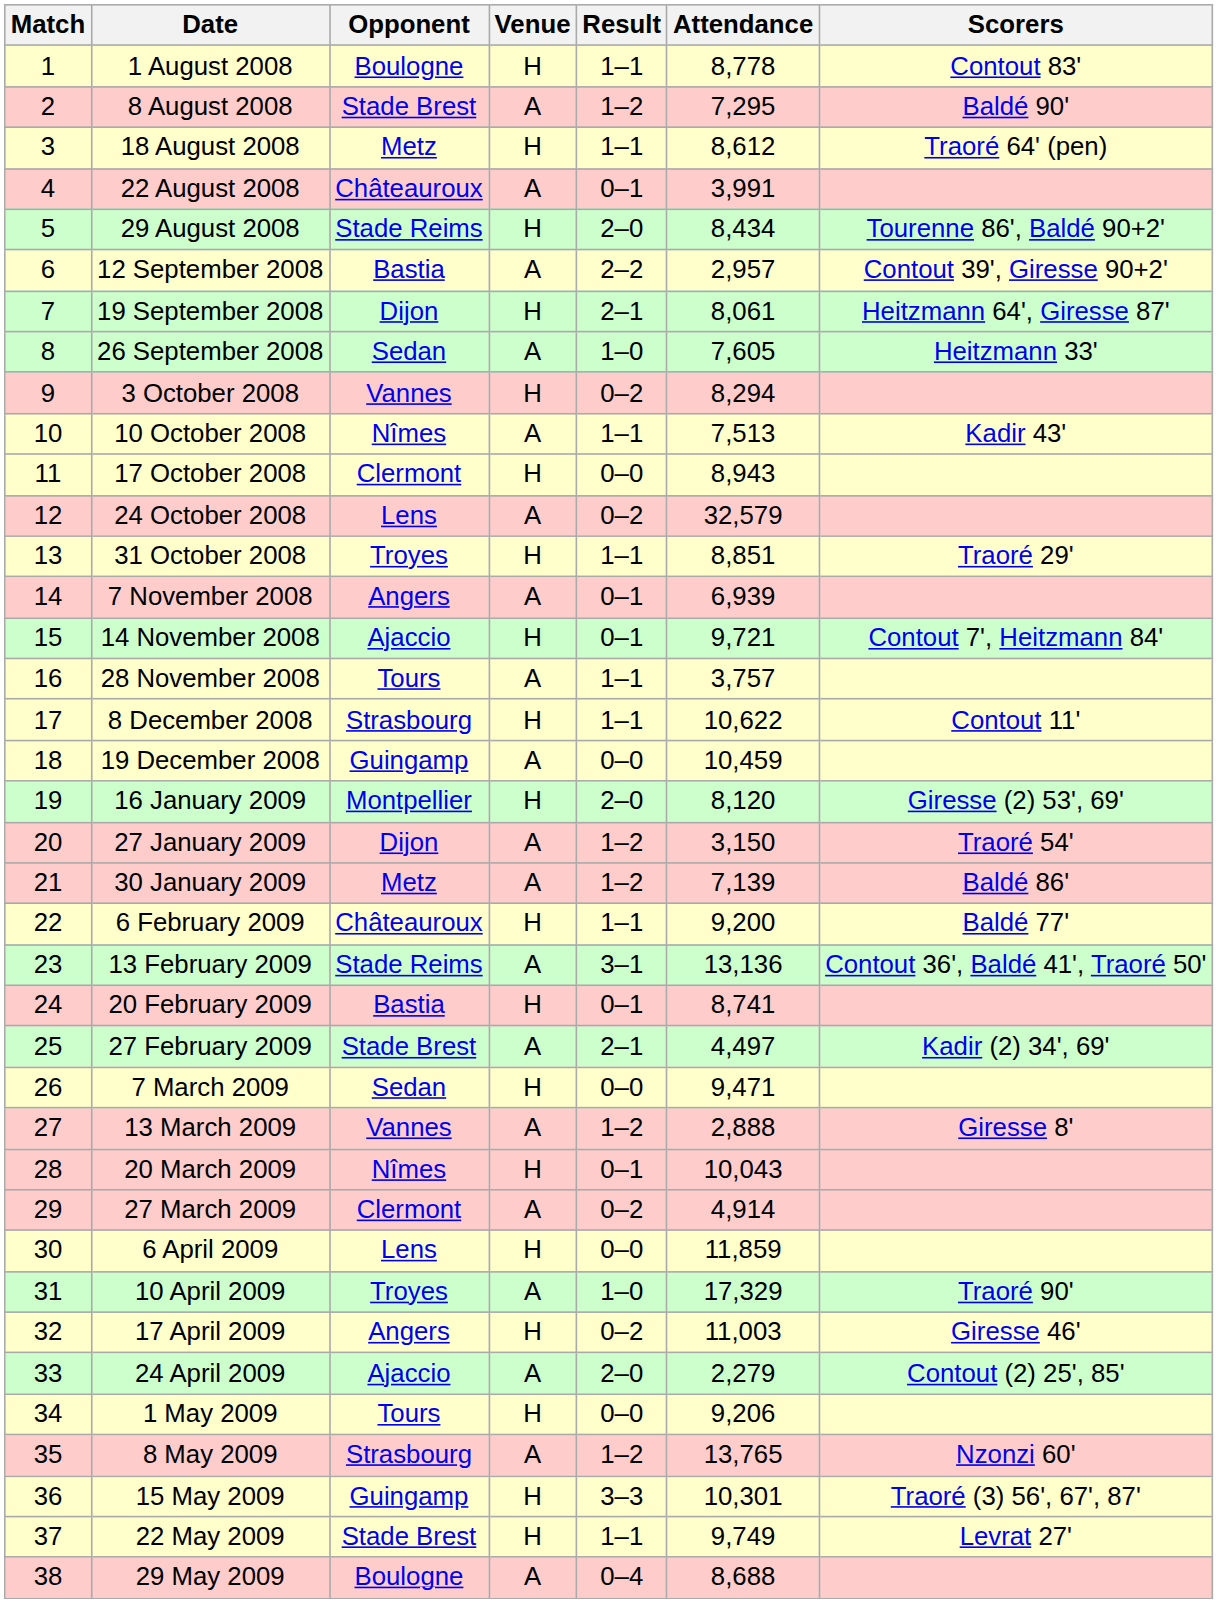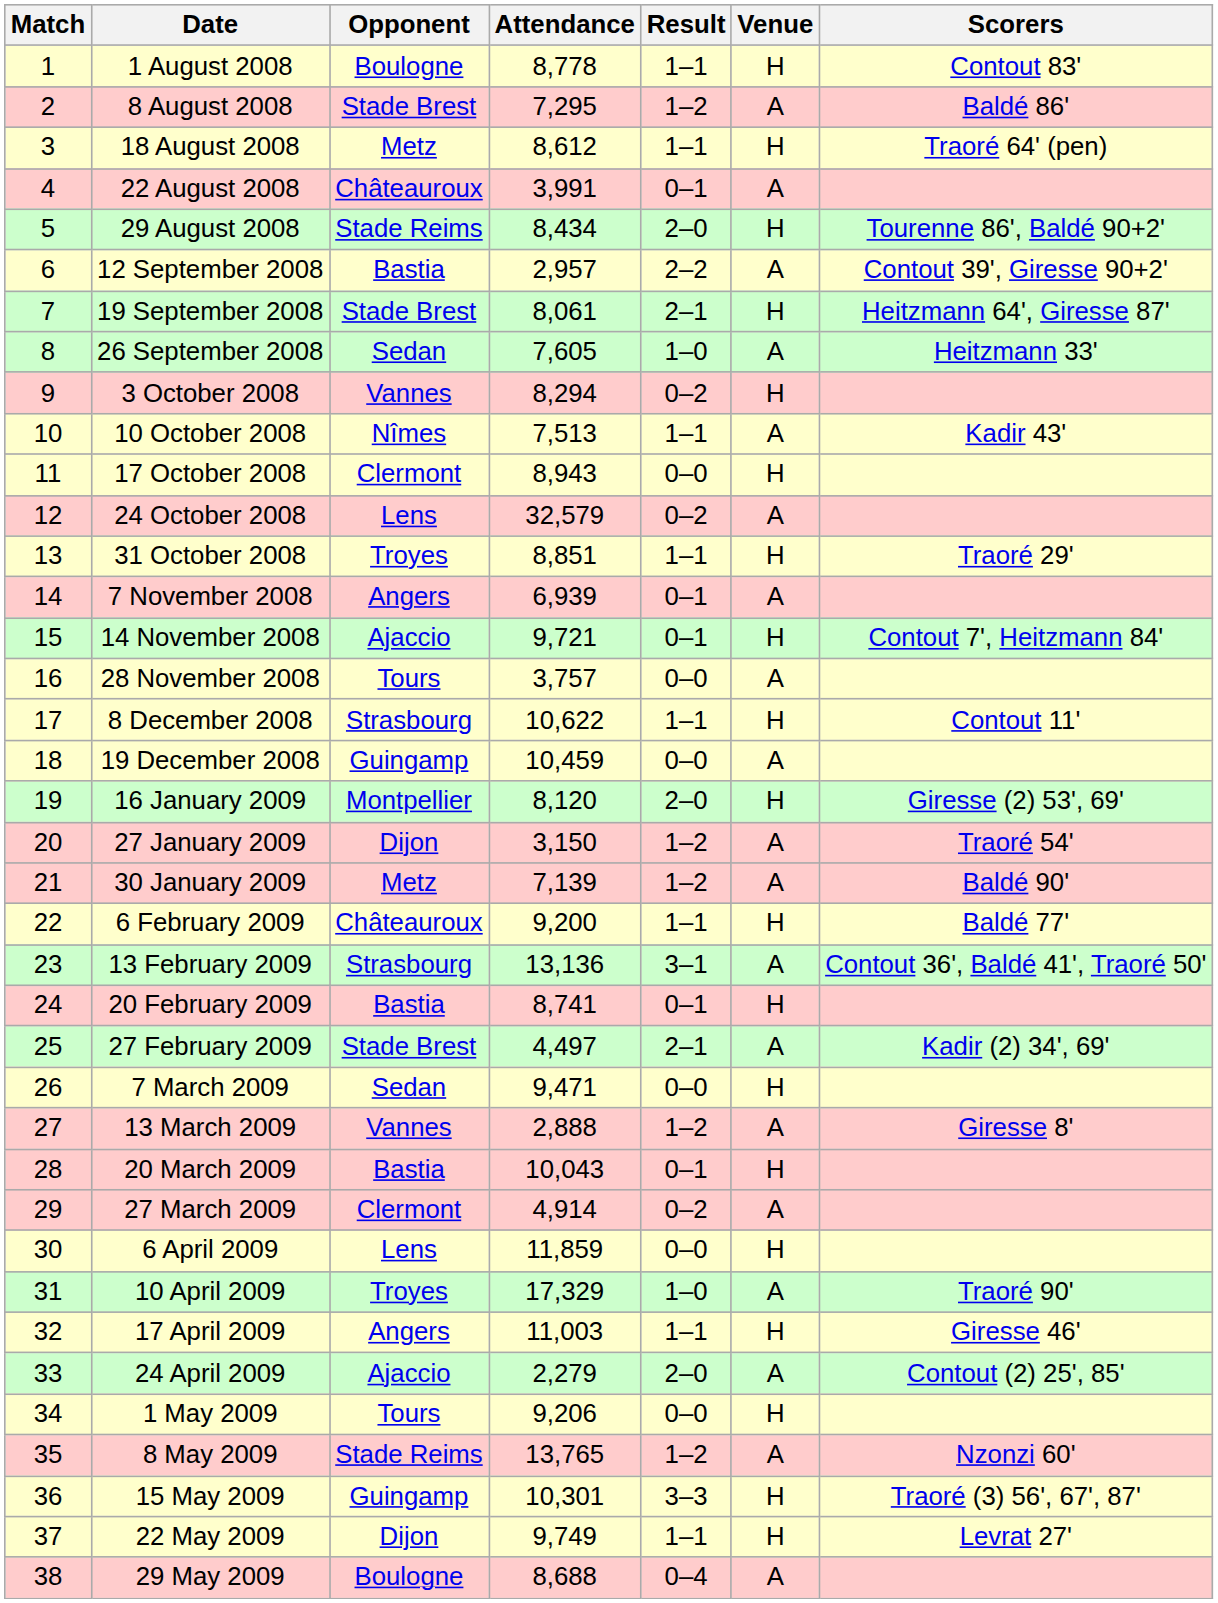columns swapped: (533, 24) <-> (743, 24)
(1016, 106) Baldé 90' -> (1016, 106) Baldé 86'
(409, 310) Dijon -> (409, 310) Stade Brest
(622, 678) 1–1 -> (686, 678) 0–0
(1016, 882) Baldé 86' -> (1016, 882) Baldé 90'
(409, 964) Stade Reims -> (409, 964) Strasbourg
(409, 1168) Nîmes -> (409, 1168) Bastia
(622, 1332) 0–2 -> (686, 1332) 1–1
(409, 1454) Strasbourg -> (409, 1454) Stade Reims
(409, 1536) Stade Brest -> (409, 1536) Dijon
